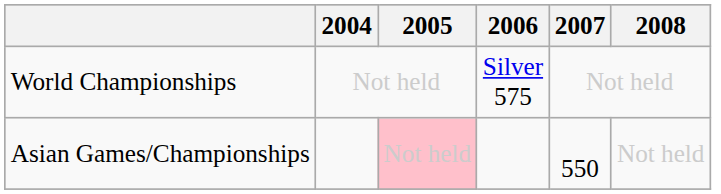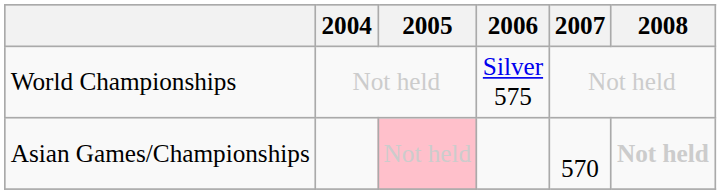(580, 168) 550 -> (580, 168) 570
(661, 153) normal -> (663, 153) bold
